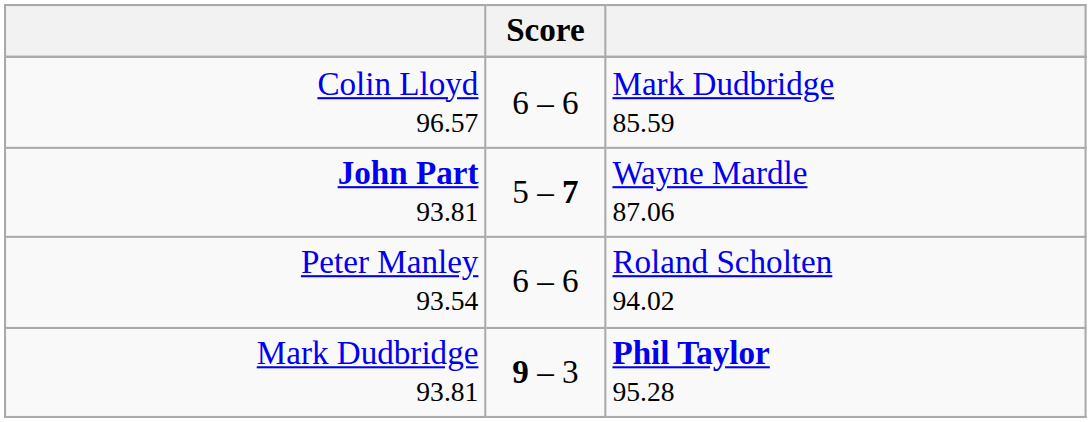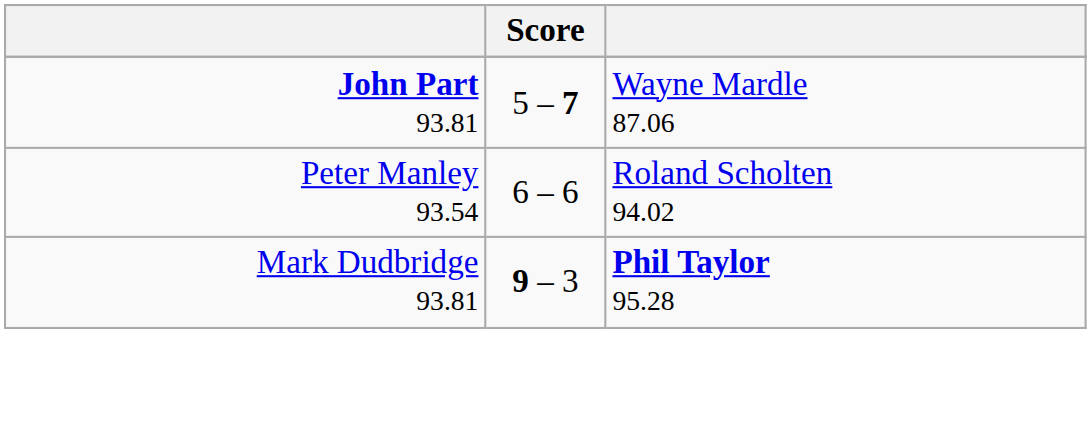- row: (398, 101)
